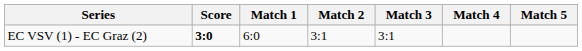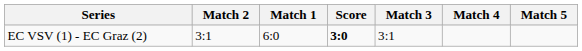columns swapped: (216, 14) <-> (341, 14)
